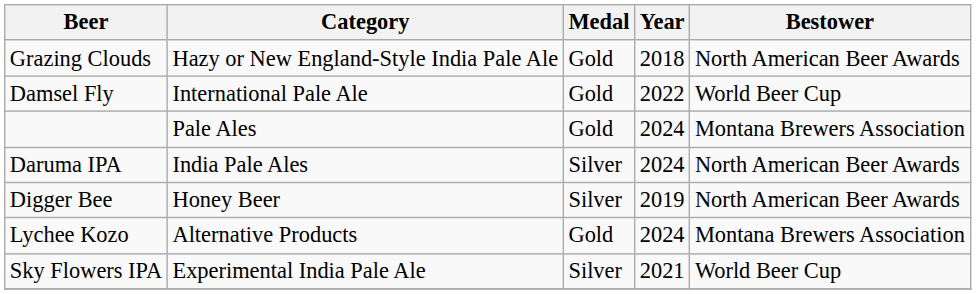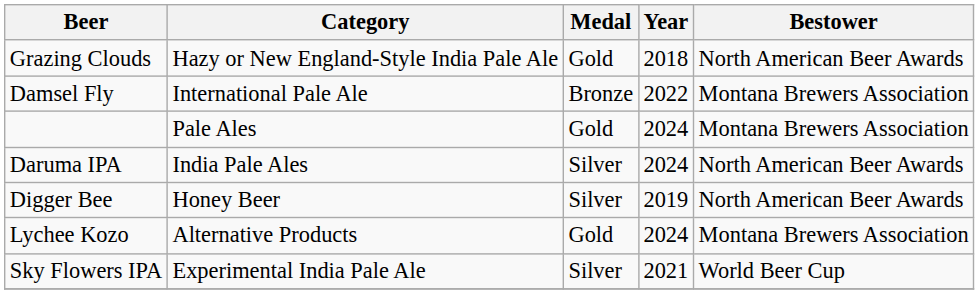(591, 93) Gold -> (601, 93) Bronze
(768, 93) World Beer Cup -> (834, 93) Montana Brewers Association
